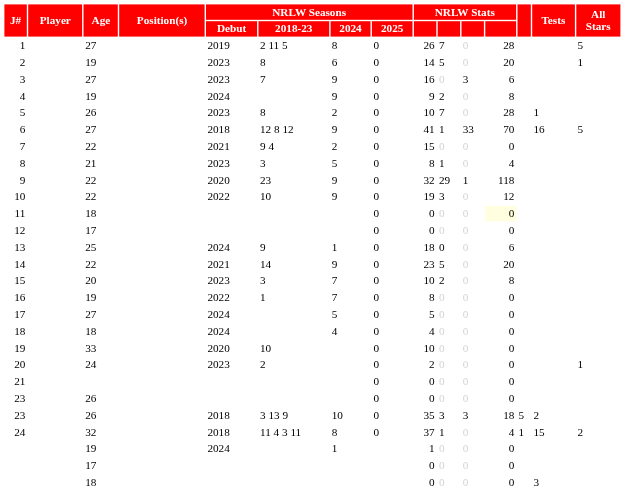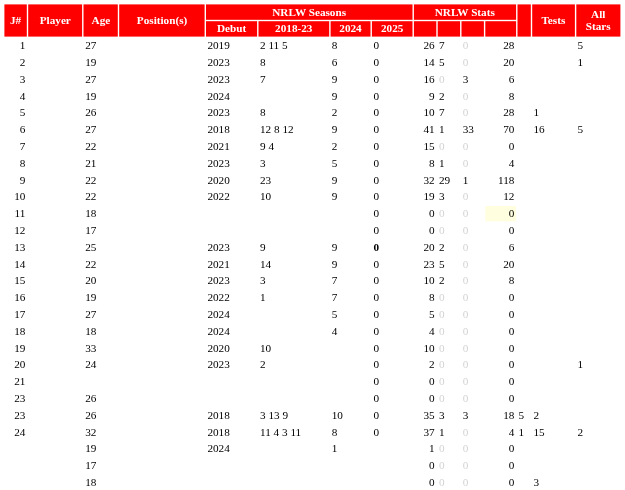(219, 247) 2024 -> (219, 247) 2023
(335, 247) 1 -> (335, 247) 9
(376, 247) normal -> (376, 247) bold
(429, 247) 18 -> (429, 247) 20
(442, 247) 0 -> (442, 247) 2
